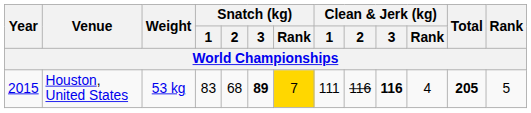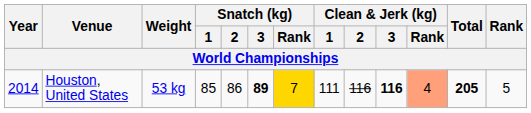(23, 88) 2015 -> (23, 88) 2014
(208, 88) 83 -> (208, 88) 85
(235, 88) 68 -> (235, 88) 86
(427, 88) no background -> (427, 88) lightsalmon background
